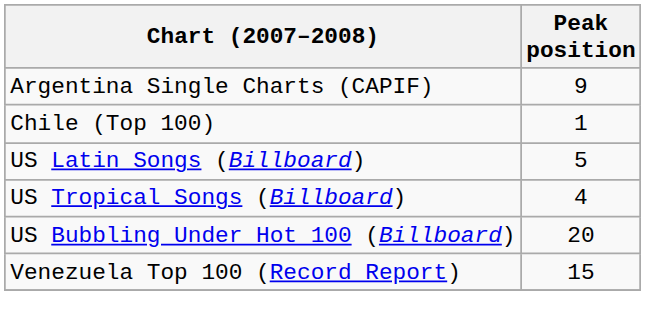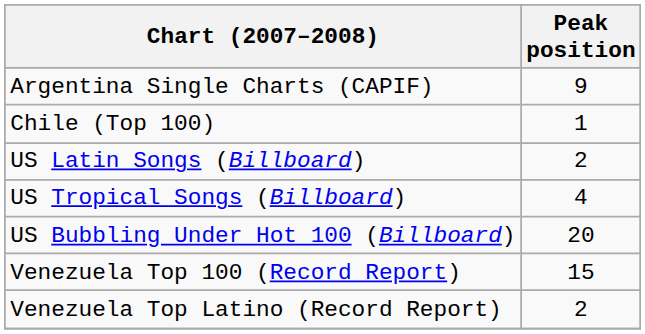(581, 161) 5 -> (581, 161) 2
+ row: (256, 309)
